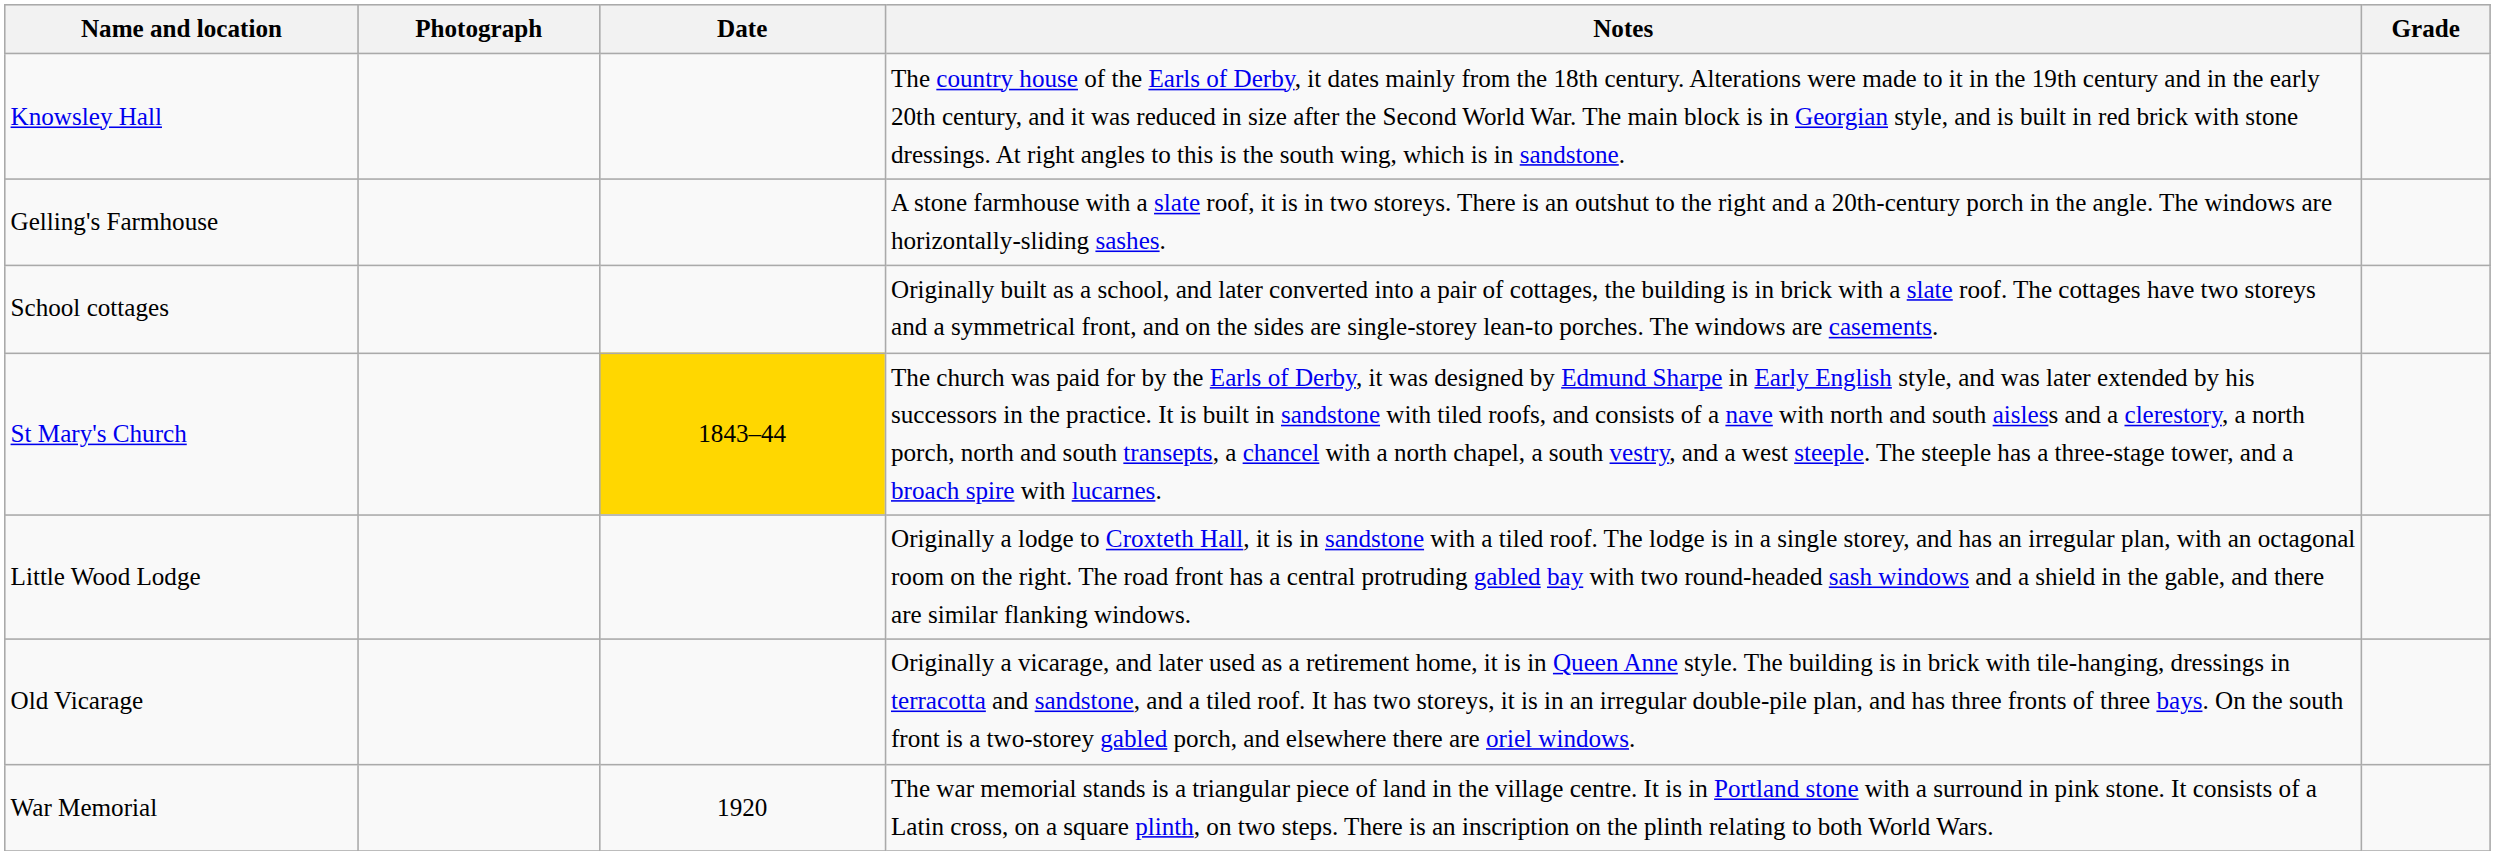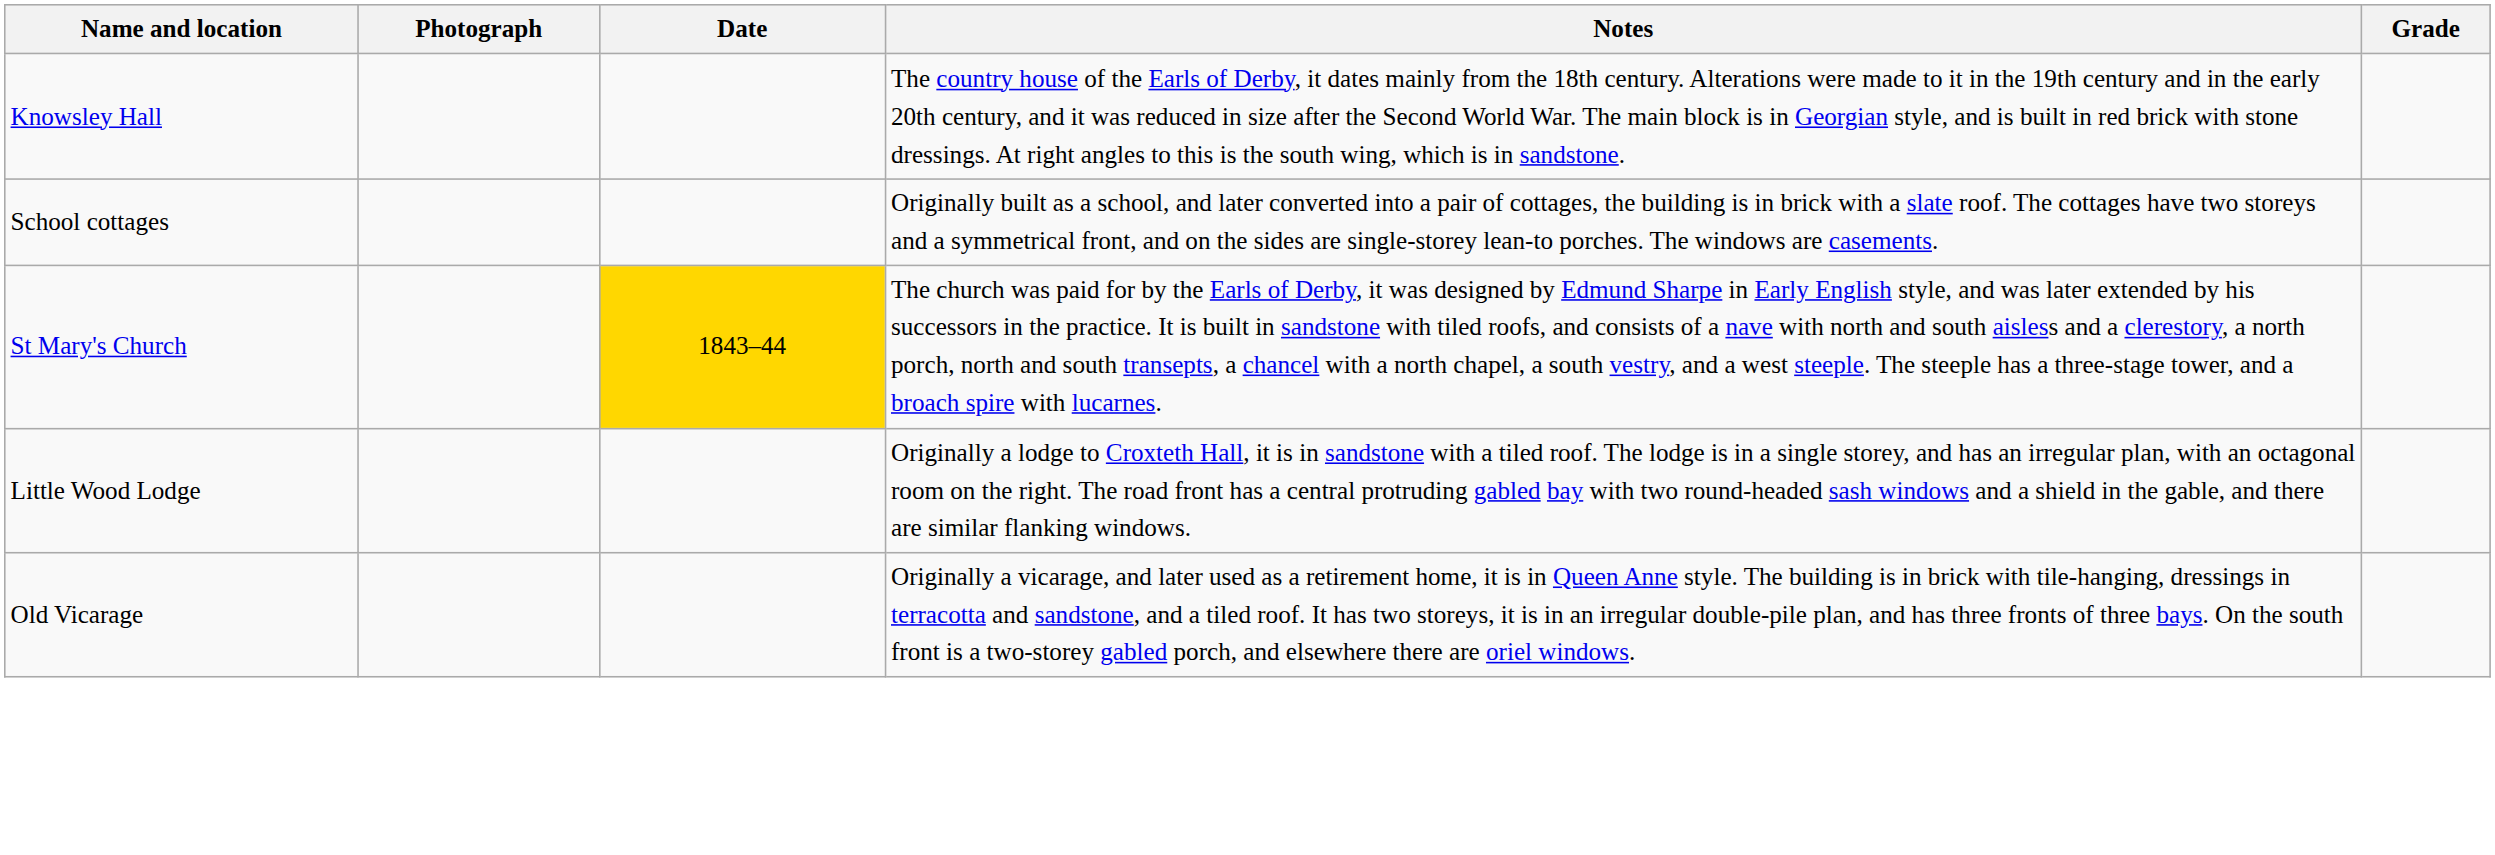- row: (114, 221)
- row: (84, 807)
